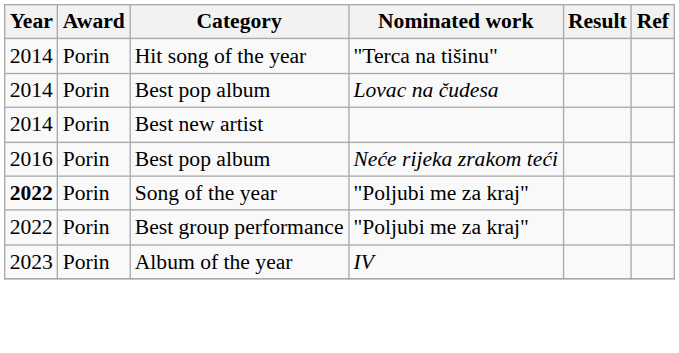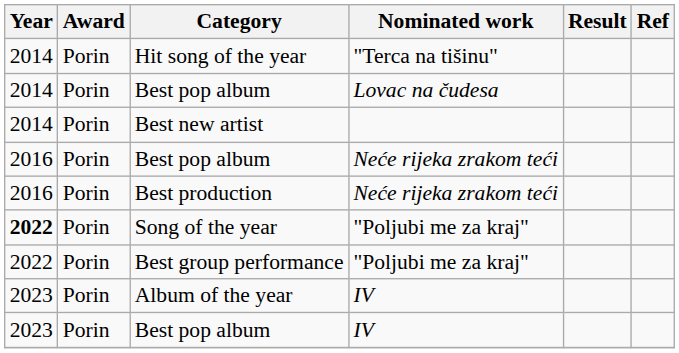+ row: (203, 192)
+ row: (203, 329)
